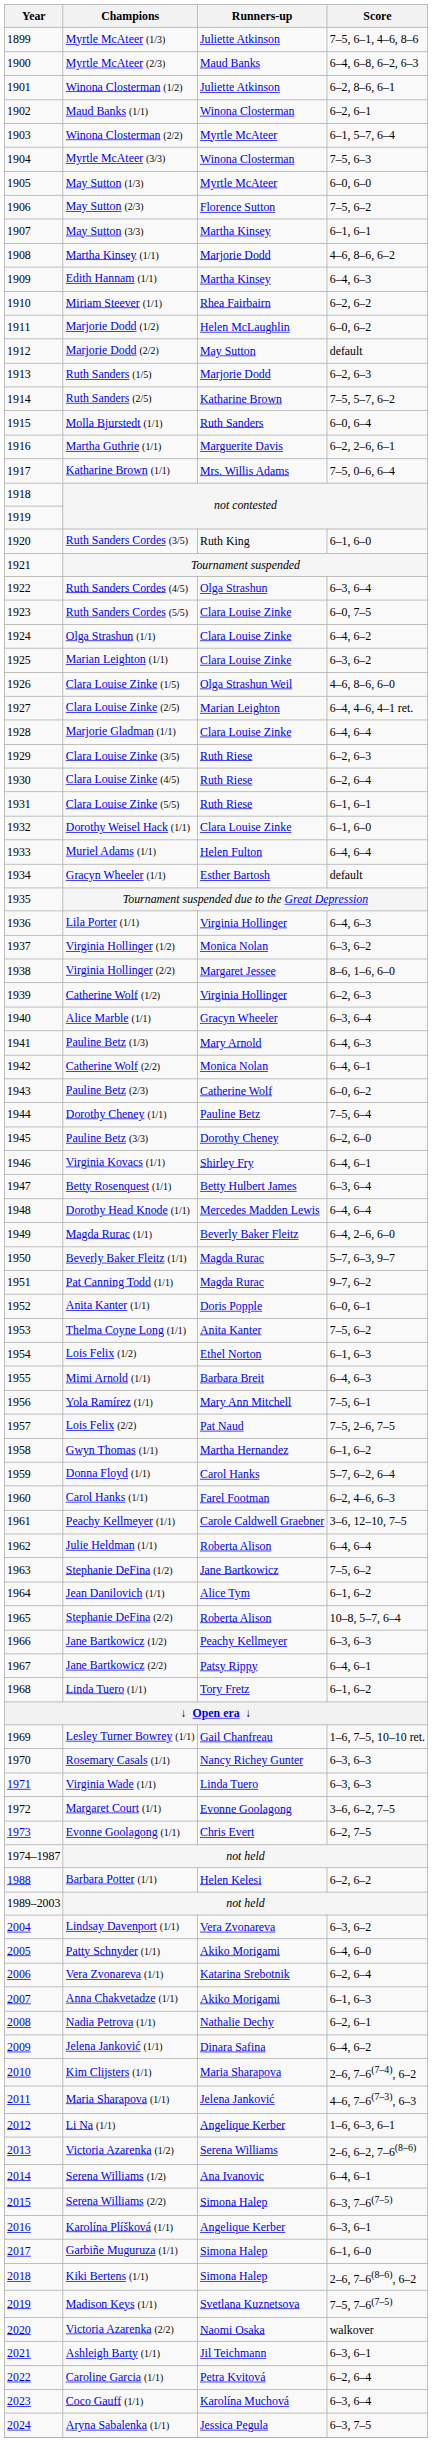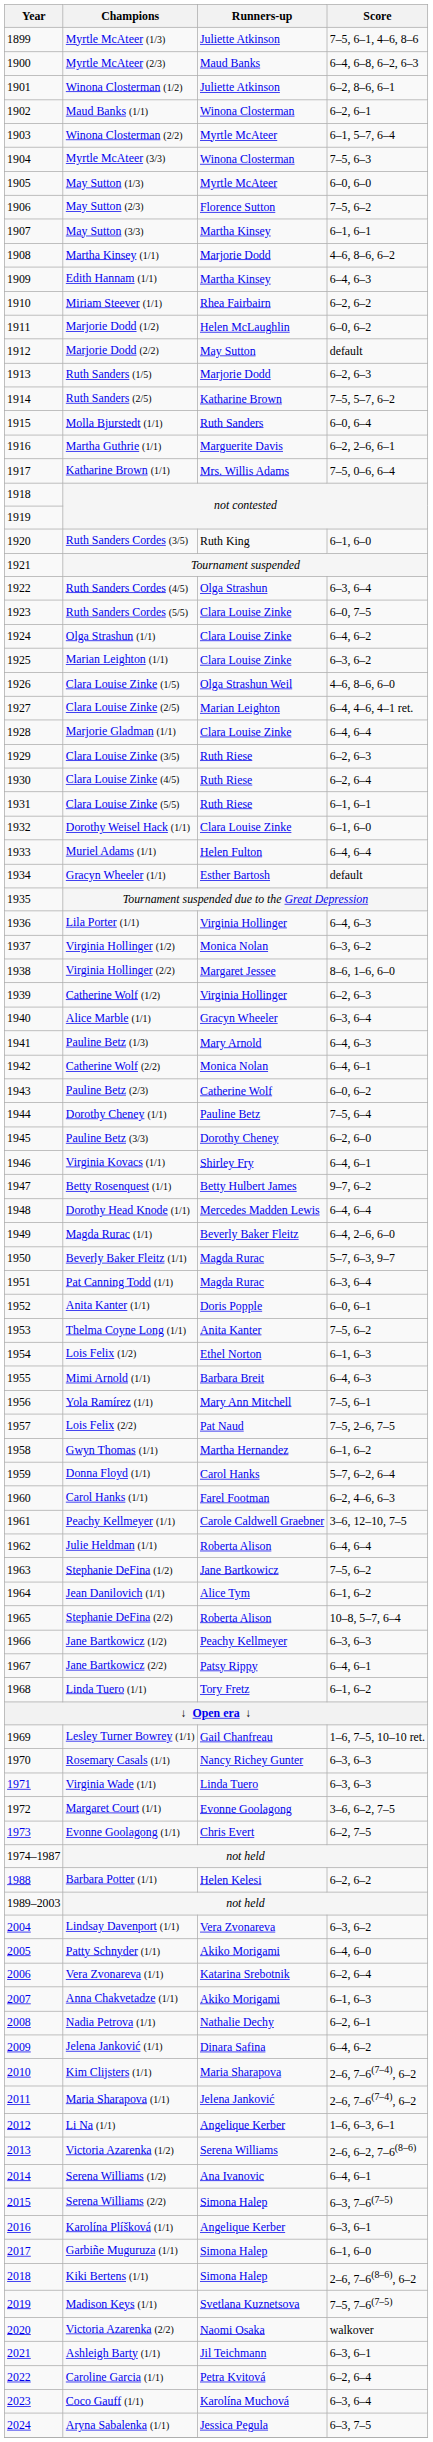(350, 1186) 6–3, 6–4 -> (350, 1186) 9–7, 6–2
(350, 1282) 9–7, 6–2 -> (350, 1282) 6–3, 6–4
(373, 2100) 4–6, 7–6(7–3), 6–3 -> (373, 2100) 2–6, 7–6(7–4), 6–2
